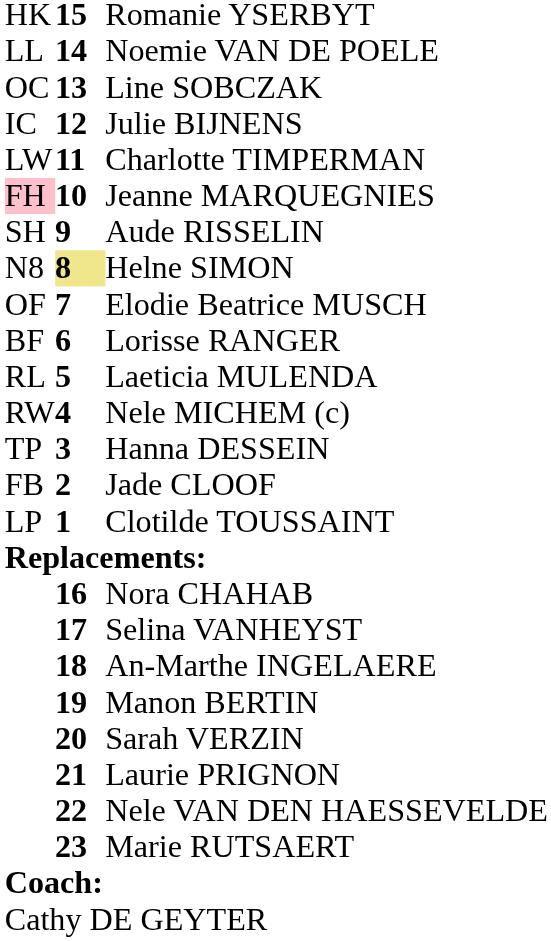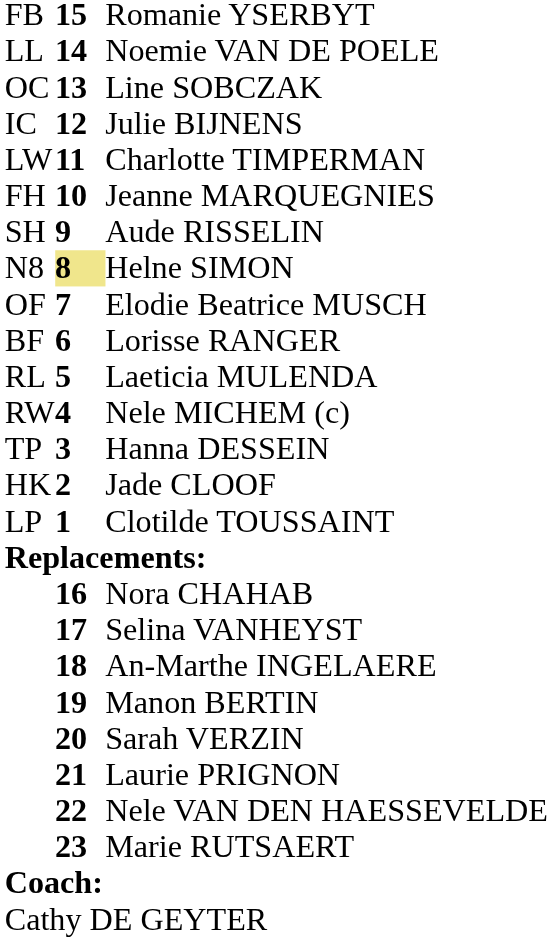(28, 14) HK -> (24, 14) FB
(25, 195) pink background -> (25, 195) no background
(24, 484) FB -> (28, 484) HK
